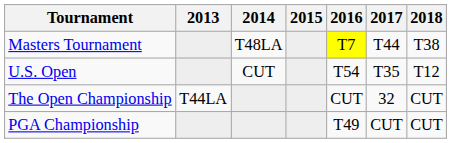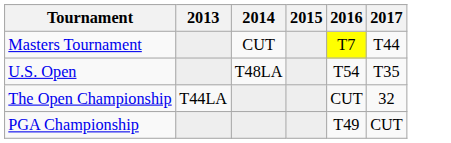- column: (426, 18)
(259, 44) T48LA -> (259, 44) CUT
(259, 71) CUT -> (259, 71) T48LA
